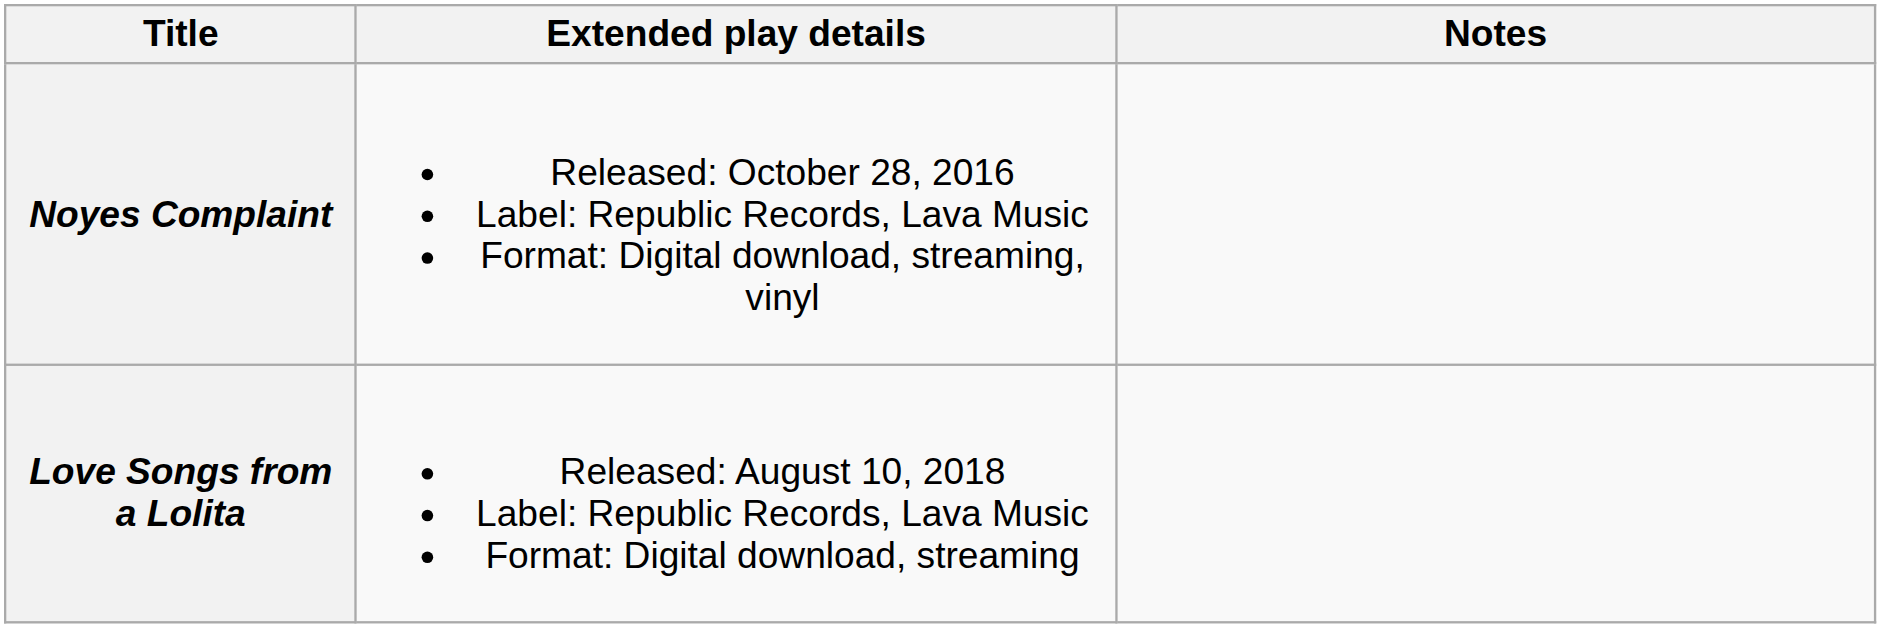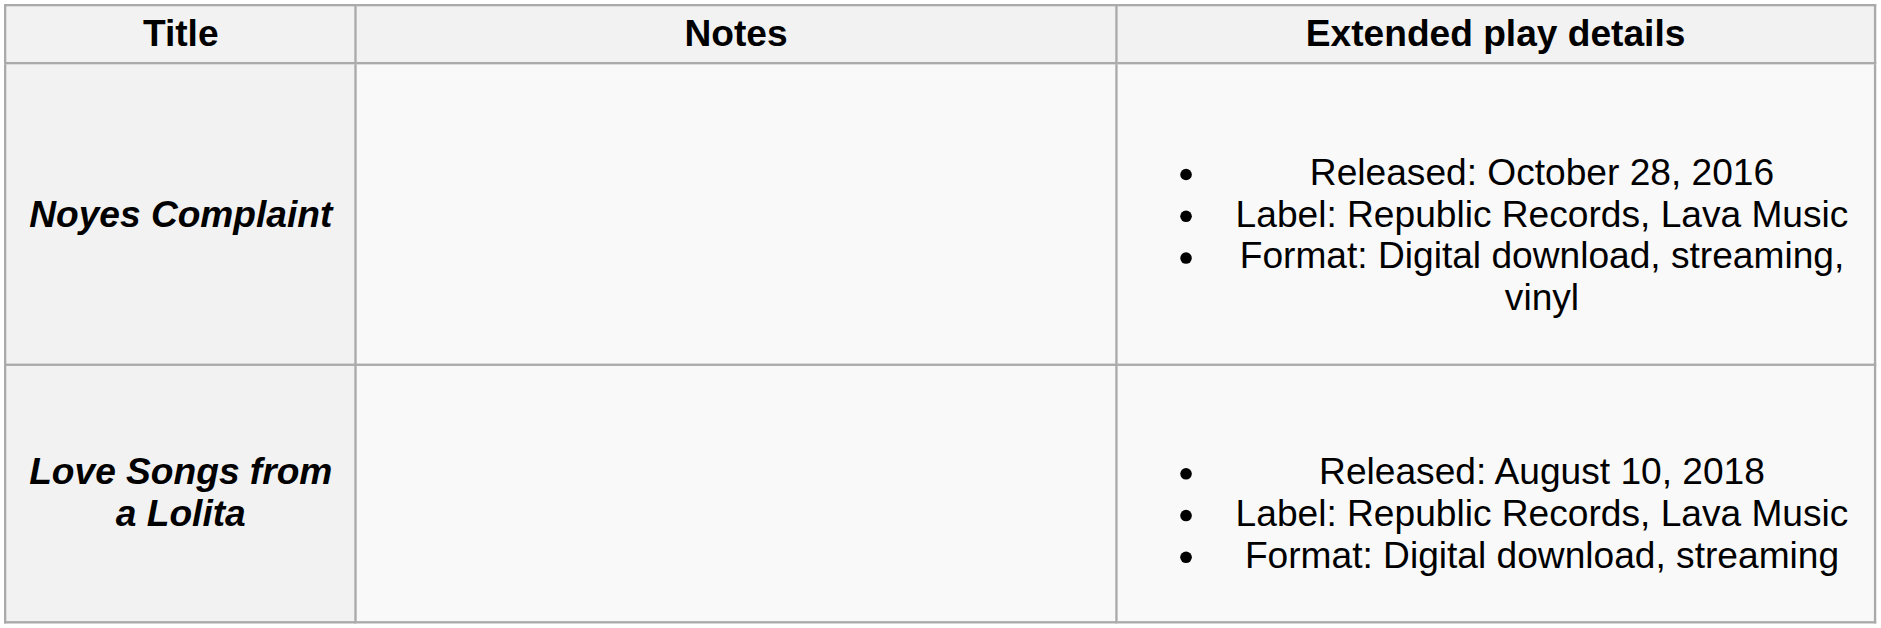columns swapped: (736, 33) <-> (1496, 33)
